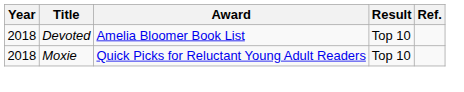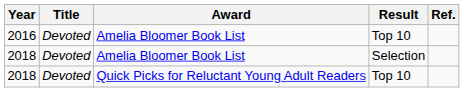+ row: (22, 35)
(391, 35) Top 10 -> (399, 55) Selection
(59, 55) Moxie -> (66, 76) Devoted
